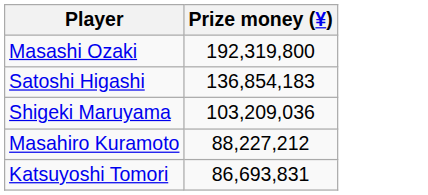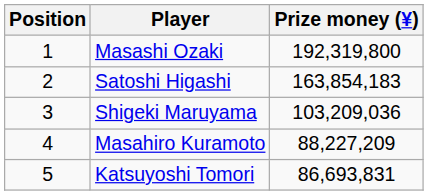+ column: (48, 19)
(261, 81) 136,854,183 -> (347, 81) 163,854,183
(261, 143) 88,227,212 -> (347, 143) 88,227,209
